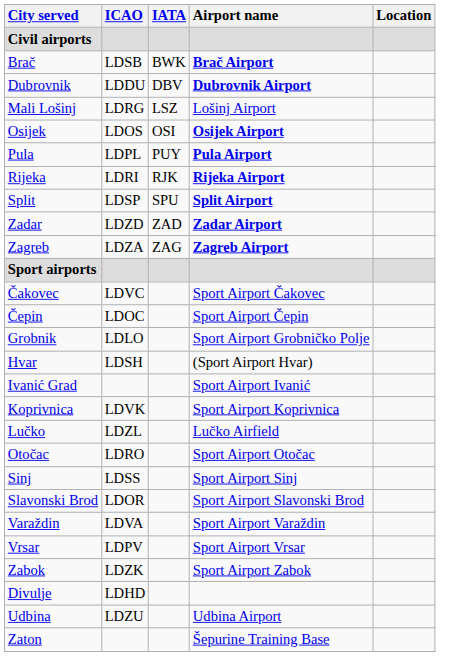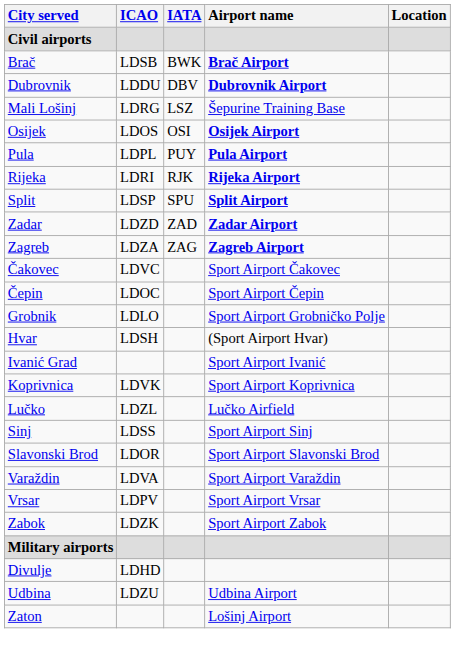(234, 108) Lošinj Airport -> (277, 108) Šepurine Training Base
- row: (52, 270)
- row: (28, 454)
+ row: (61, 547)
(261, 639) Šepurine Training Base -> (250, 616) Lošinj Airport
